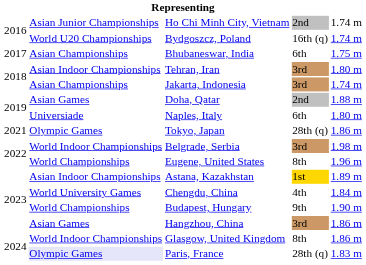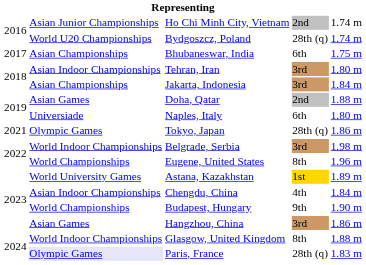(310, 38) 16th (q) -> (310, 38) 28th (q)
(346, 84) 1.74 m -> (346, 84) 1.84 m
(95, 176) Asian Indoor Championships -> (85, 176) World University Games
(85, 192) World University Games -> (95, 192) Asian Indoor Championships
(346, 238) 1.86 m -> (346, 238) 1.88 m
